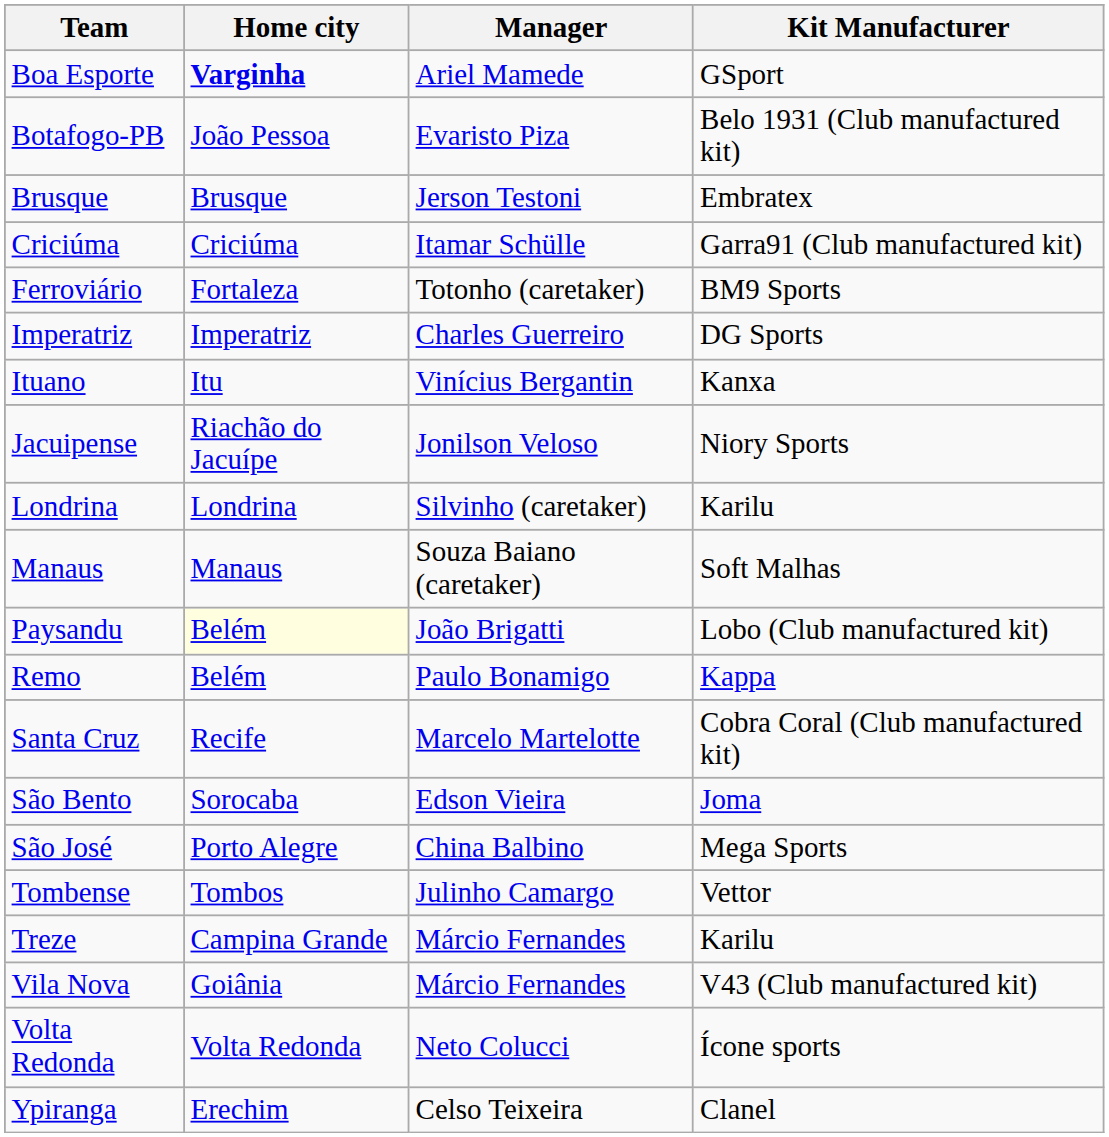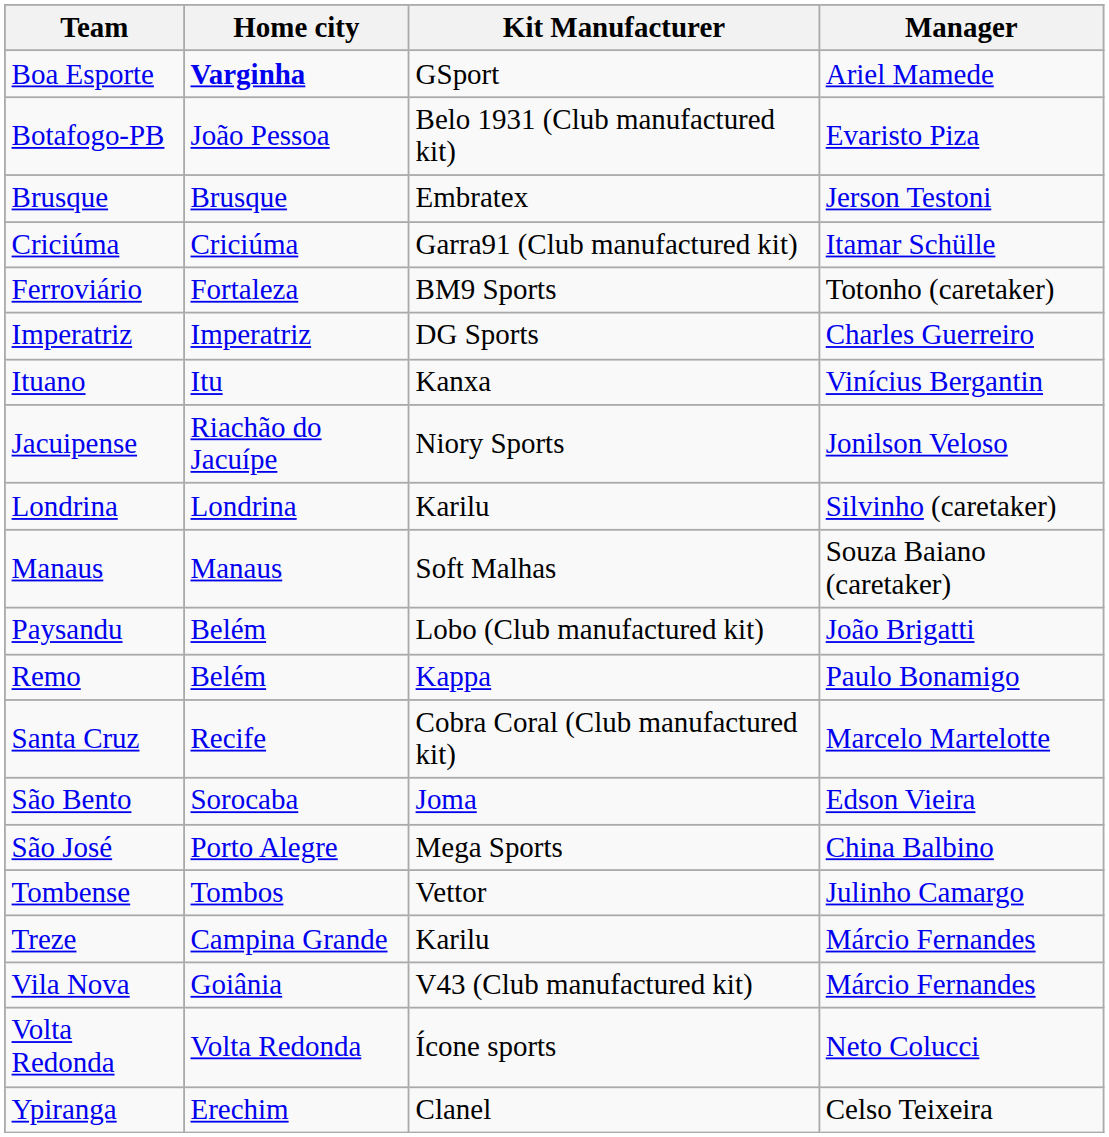columns swapped: (551, 27) <-> (898, 27)
(228, 630) lightyellow background -> (228, 630) no background
